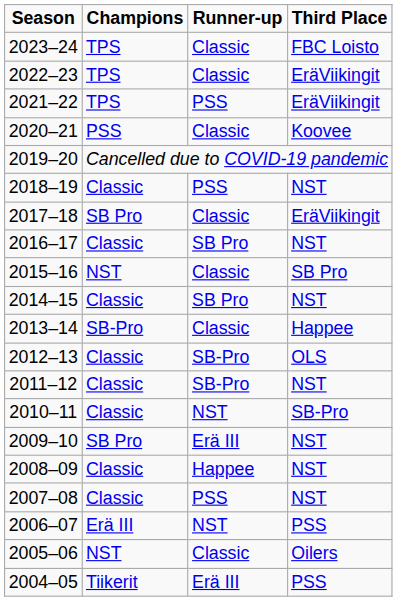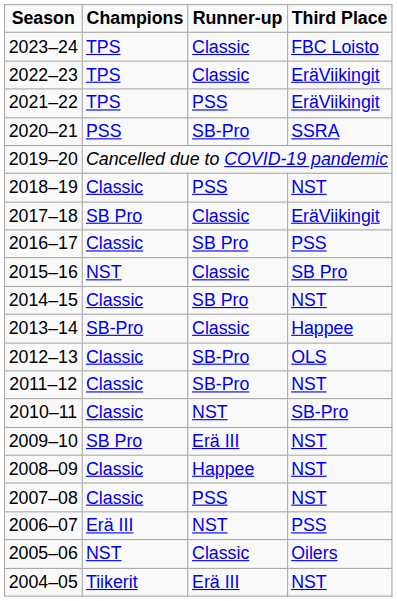(221, 131) Classic -> (221, 131) SB-Pro
(321, 131) Koovee -> (315, 131) SSRA
(309, 243) NST -> (309, 243) PSS
(309, 581) PSS -> (309, 581) NST
